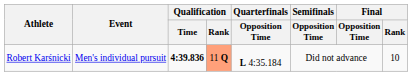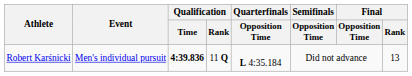(219, 58) lightsalmon background -> (219, 58) no background
(395, 58) 10 -> (395, 58) 13
